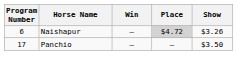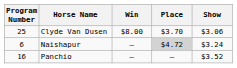+ row: (74, 31)
(212, 31) $3.26 -> (212, 44) $3.24
(22, 44) 17 -> (22, 56) 16
(212, 44) $3.50 -> (212, 56) $3.52
